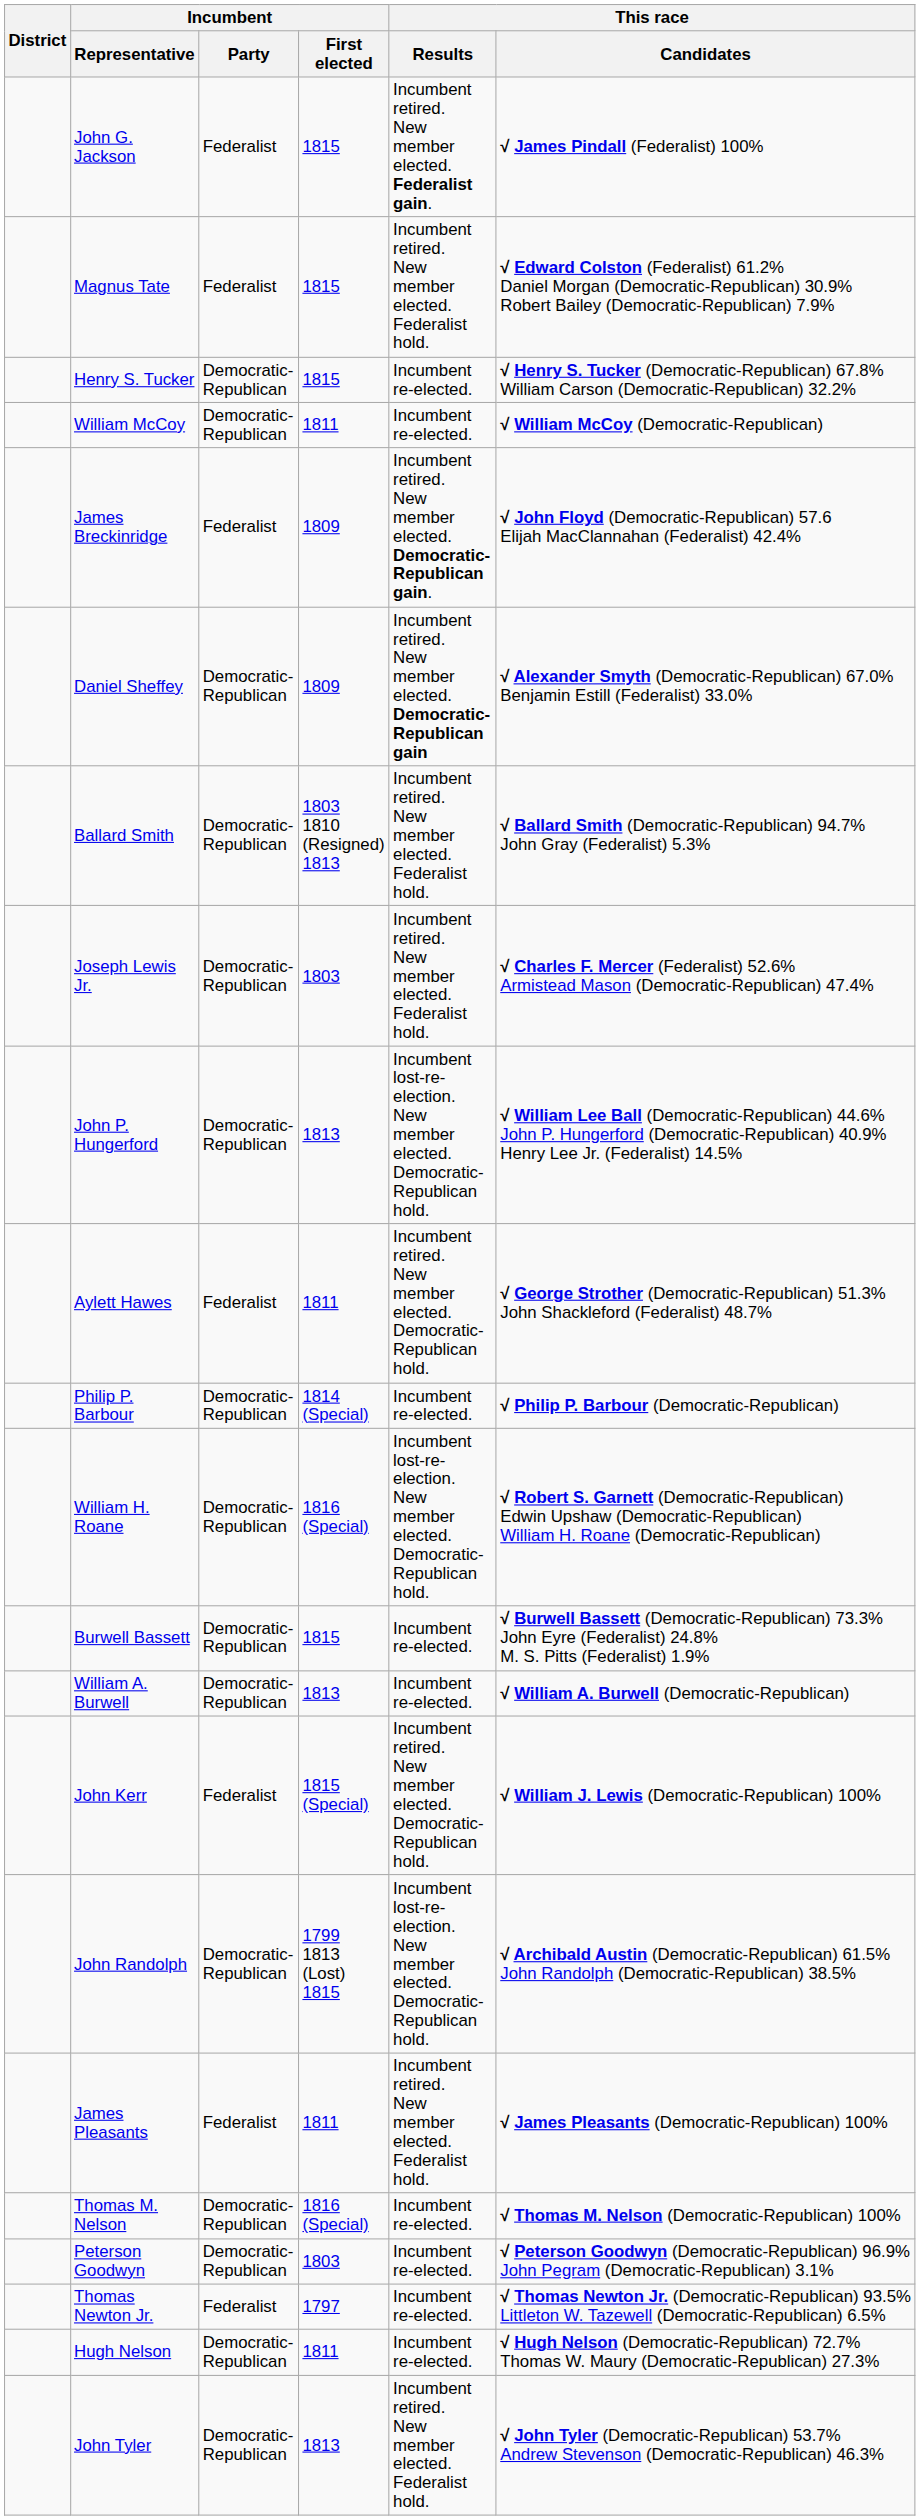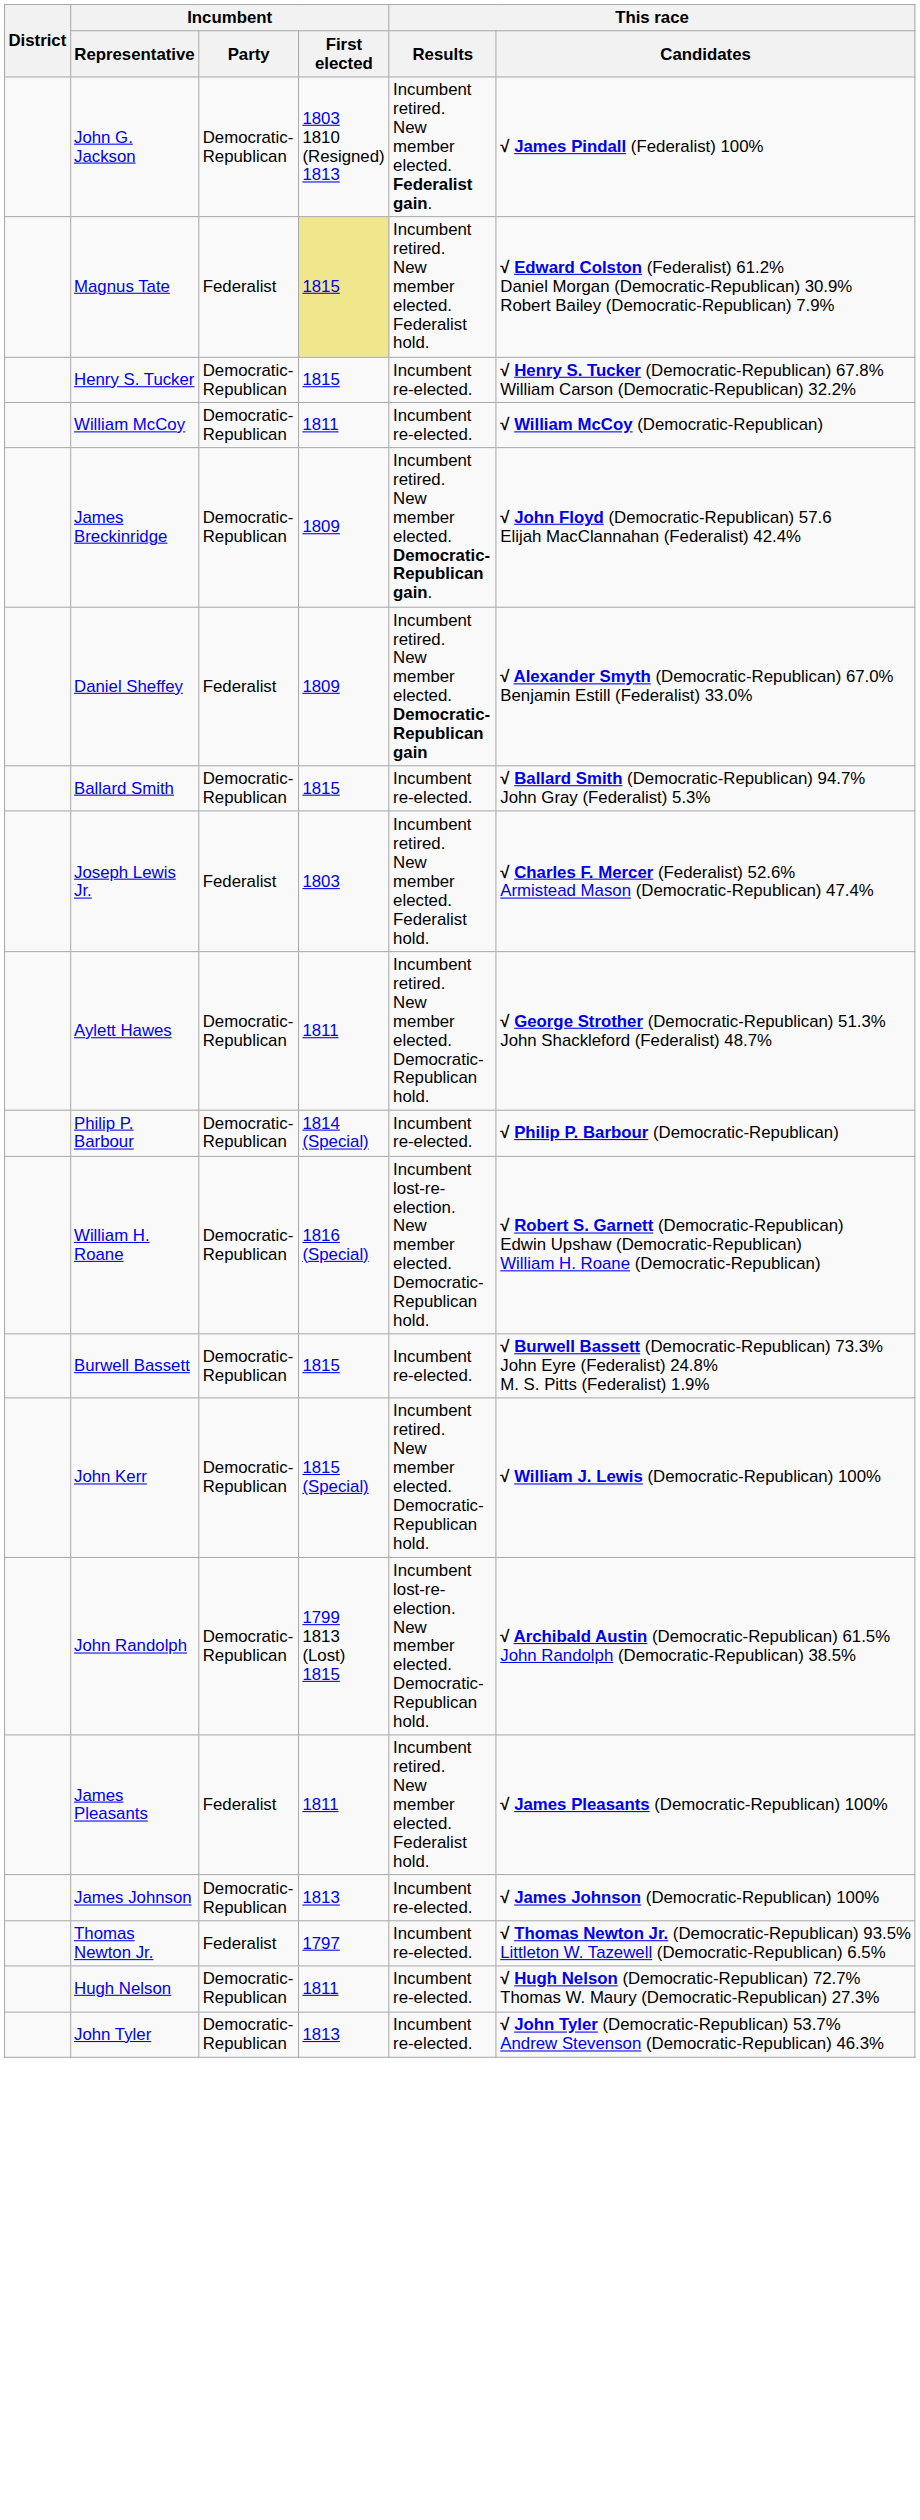(240, 146) Federalist -> (248, 146) Democratic-Republican
(321, 146) 1815 -> (344, 146) 1803 1810 (Resigned) 1813
(321, 286) no background -> (321, 286) khaki background
(240, 527) Federalist -> (248, 527) Democratic-Republican
(248, 686) Democratic-Republican -> (240, 686) Federalist
(344, 835) 1803 1810 (Resigned) 1813 -> (321, 788) 1815
(432, 835) Incumbent retired. New member elected. Federalist hold. -> (433, 788) Incumbent re-elected.
(248, 975) Democratic-Republican -> (240, 881) Federalist
- row: (116, 1134)
(240, 1303) Federalist -> (248, 1030) Democratic-Republican
- row: (111, 1693)
(240, 1795) Federalist -> (248, 1477) Democratic-Republican
- row: (116, 2215)
- row: (110, 2261)
+ row: (133, 1897)
(432, 2445) Incumbent retired. New member elected. Federalist hold. -> (433, 2034) Incumbent re-elected.
